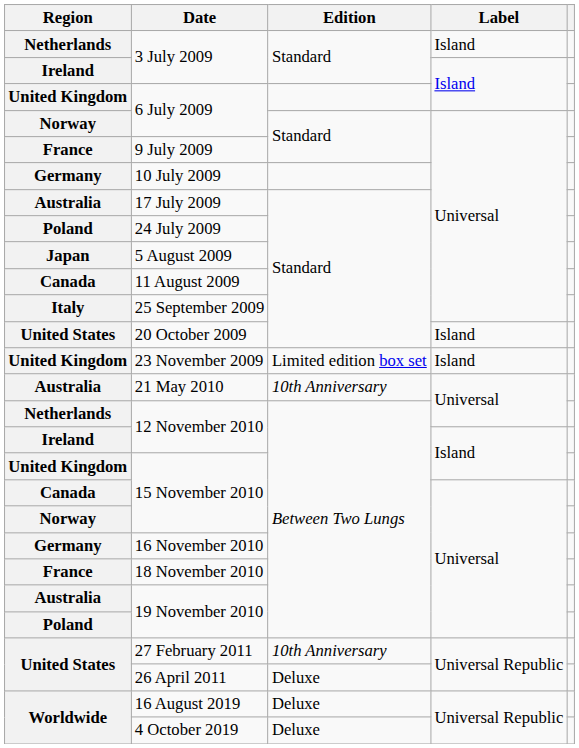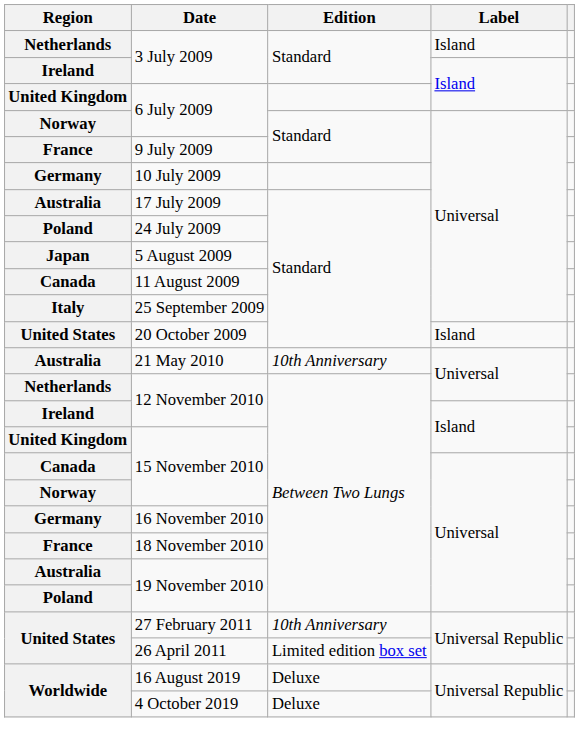- row: (68, 360)
(296, 677) Deluxe -> (349, 651) Limited edition box set
